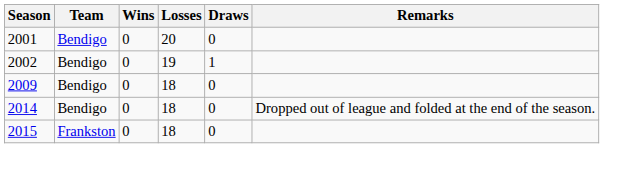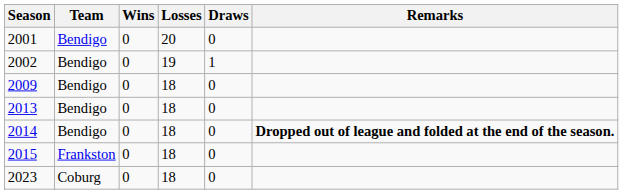+ row: (22, 108)
(425, 108) normal -> (435, 131) bold
+ row: (22, 177)
